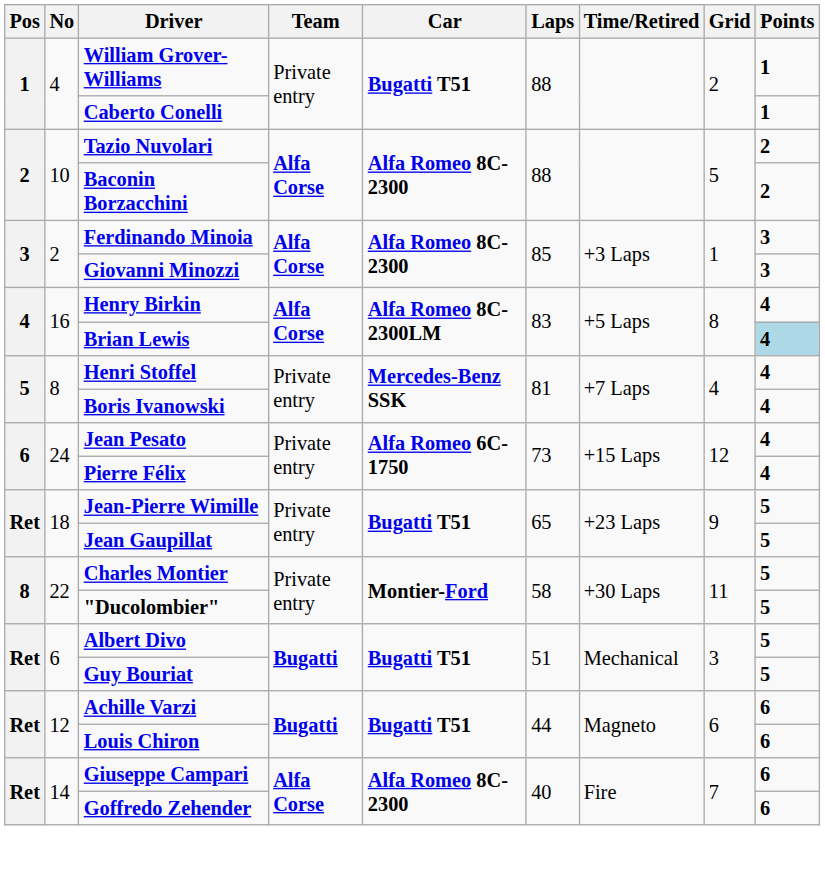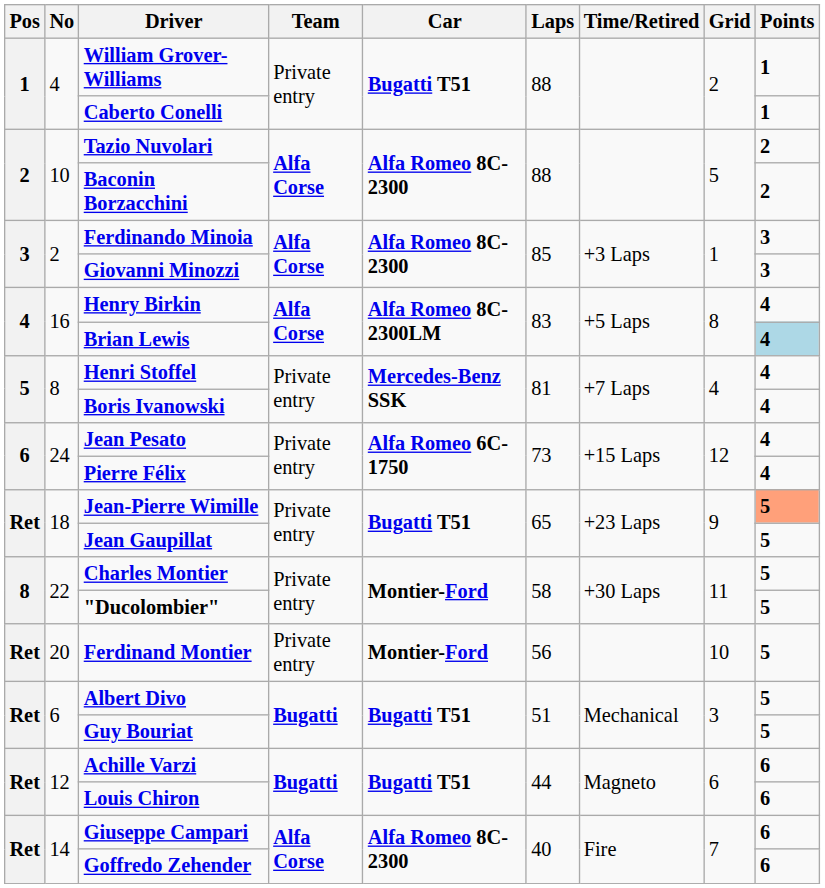(765, 506) no background -> (765, 506) lightsalmon background
+ row: (168, 652)
